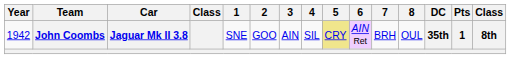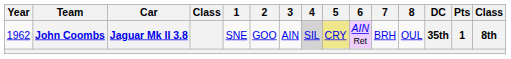(19, 35) 1942 -> (19, 35) 1962
(312, 35) no background -> (312, 35) lightgrey background
